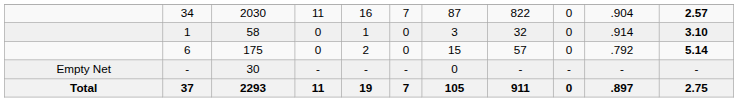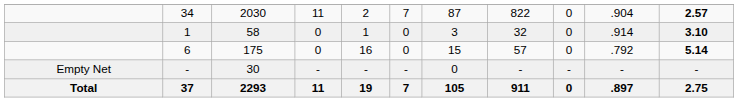(366, 13) 16 -> (366, 13) 2
(366, 50) 2 -> (366, 50) 16
